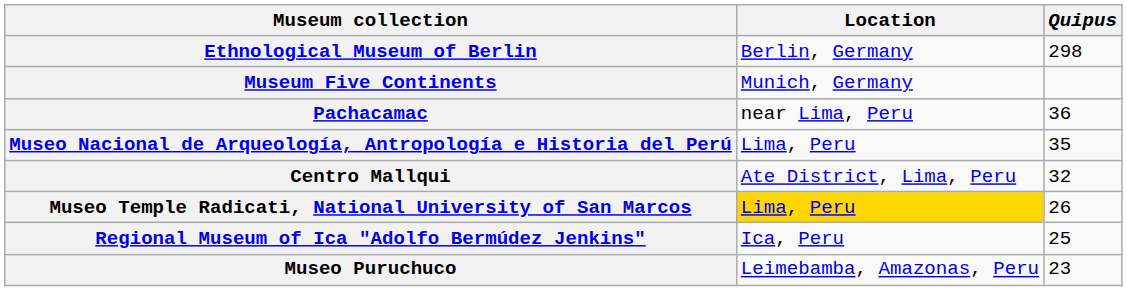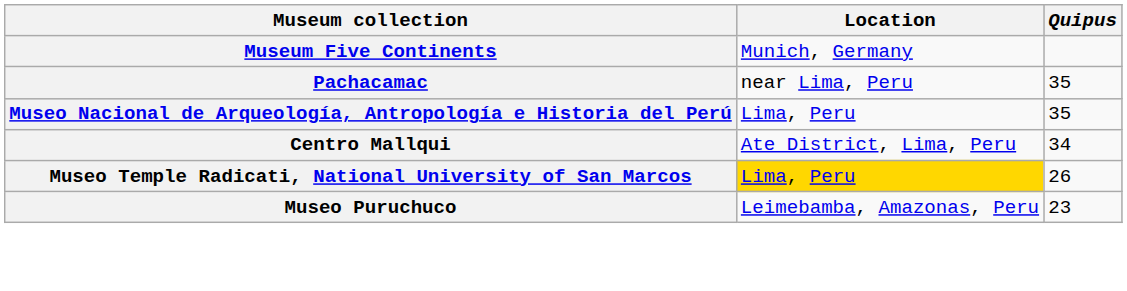- row: (371, 51)
(1060, 114) 36 -> (1060, 83) 35
(1060, 176) 32 -> (1060, 145) 34
- row: (371, 238)
